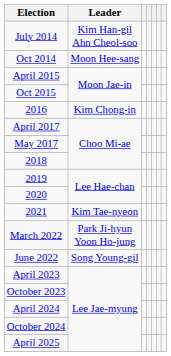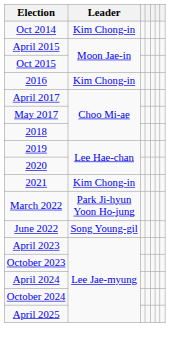- row: (36, 36)
(105, 59) Moon Hee-sang -> (104, 30) Kim Chong-in
(105, 212) Kim Tae-nyeon -> (104, 183) Kim Chong-in
